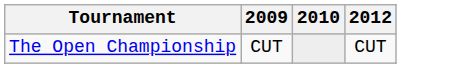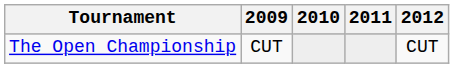+ column: (370, 20)
